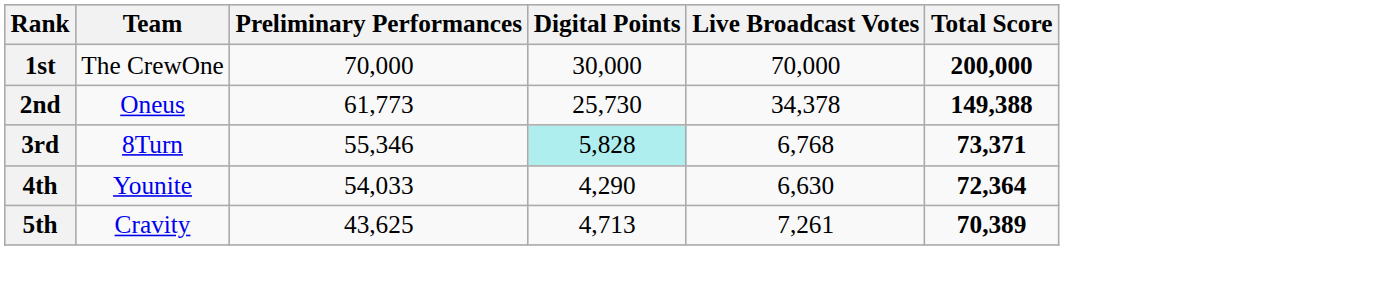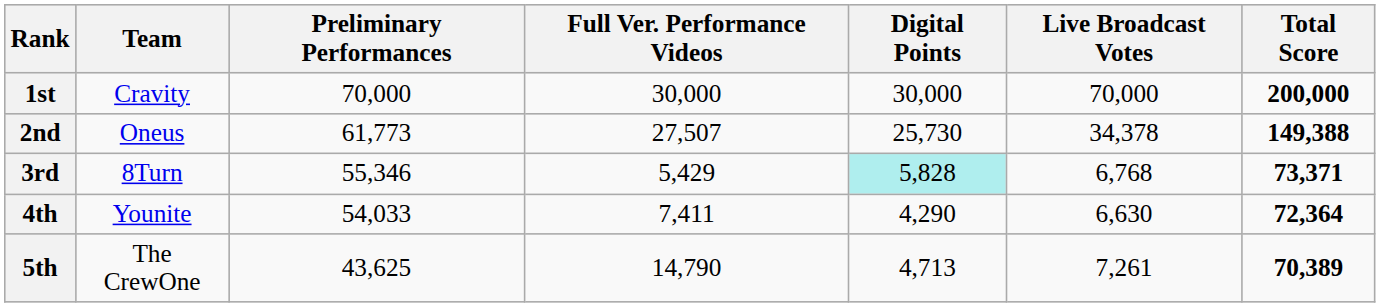+ column: (687, 38)
(153, 64) The CrewOne -> (152, 93) Cravity
(153, 225) Cravity -> (152, 267) The CrewOne
